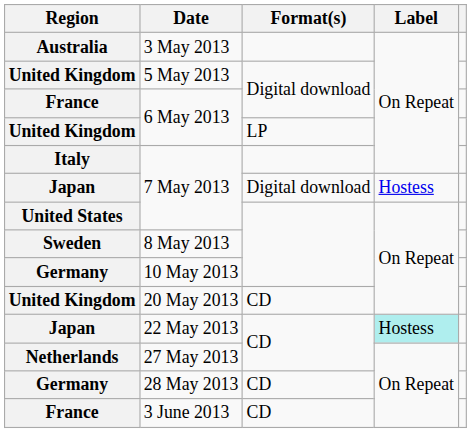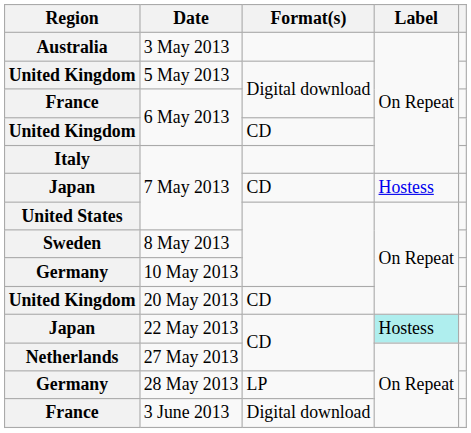(257, 131) LP -> (259, 131) CD
(308, 187) Digital download -> (259, 187) CD
(259, 384) CD -> (257, 384) LP
(259, 412) CD -> (308, 412) Digital download
